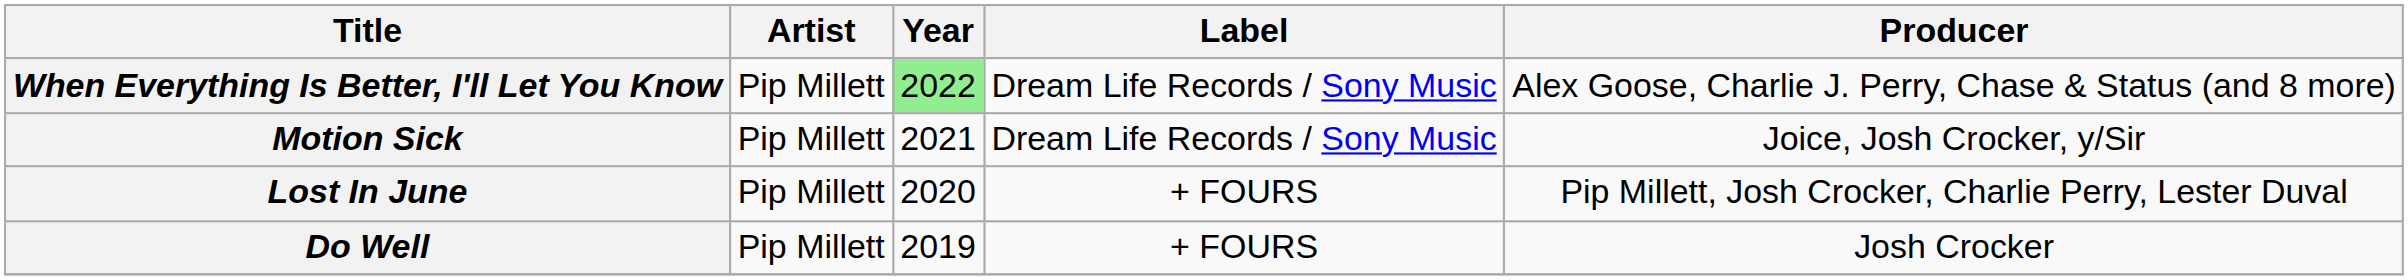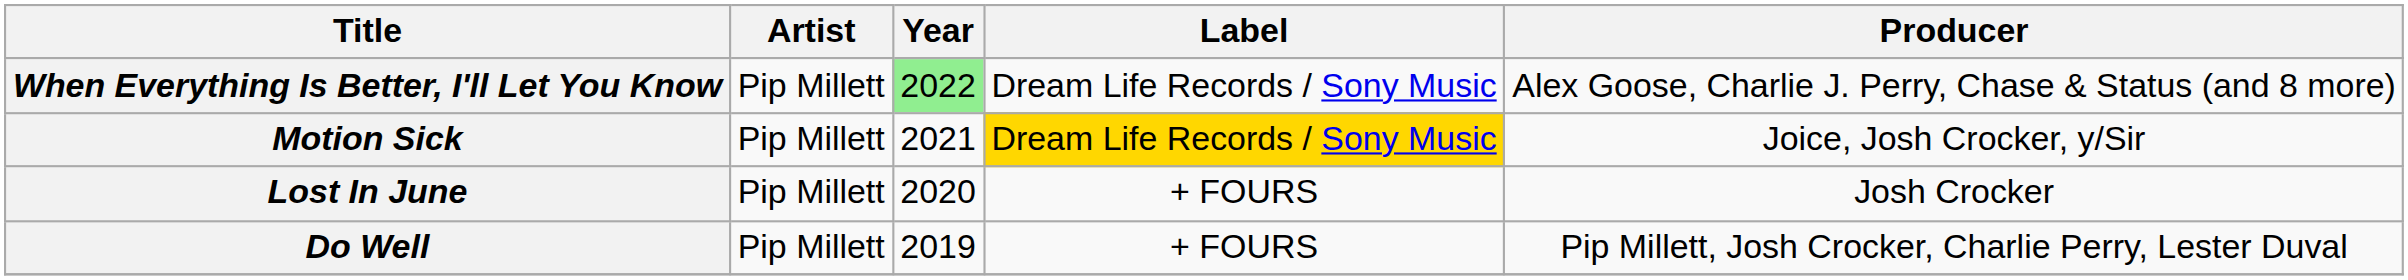(1244, 138) no background -> (1244, 138) gold background
(1954, 192) Pip Millett, Josh Crocker, Charlie Perry, Lester Duval -> (1954, 192) Josh Crocker
(1954, 246) Josh Crocker -> (1954, 246) Pip Millett, Josh Crocker, Charlie Perry, Lester Duval
